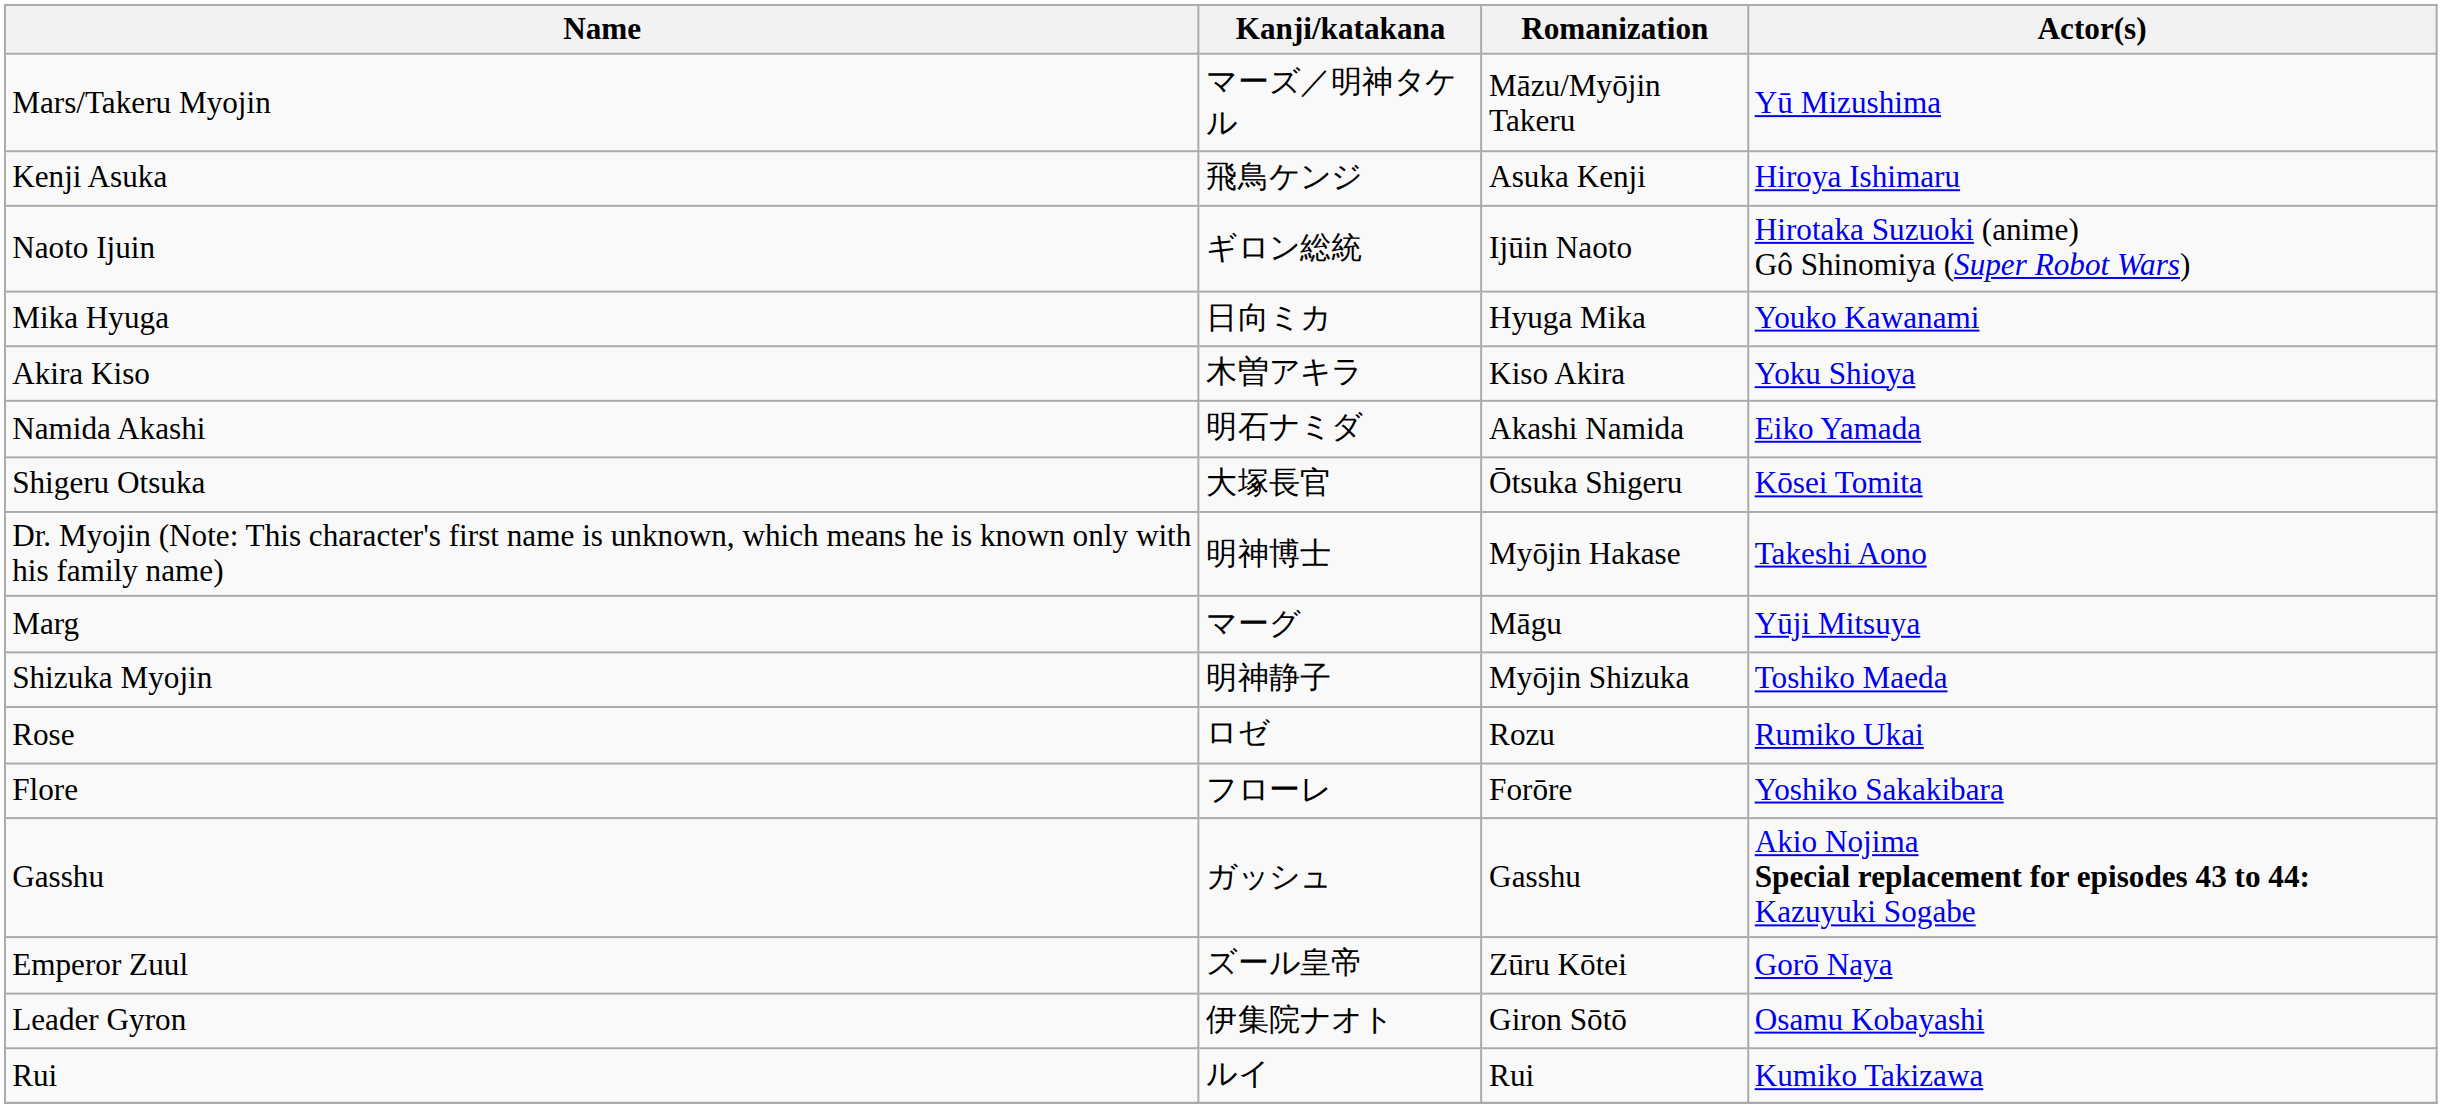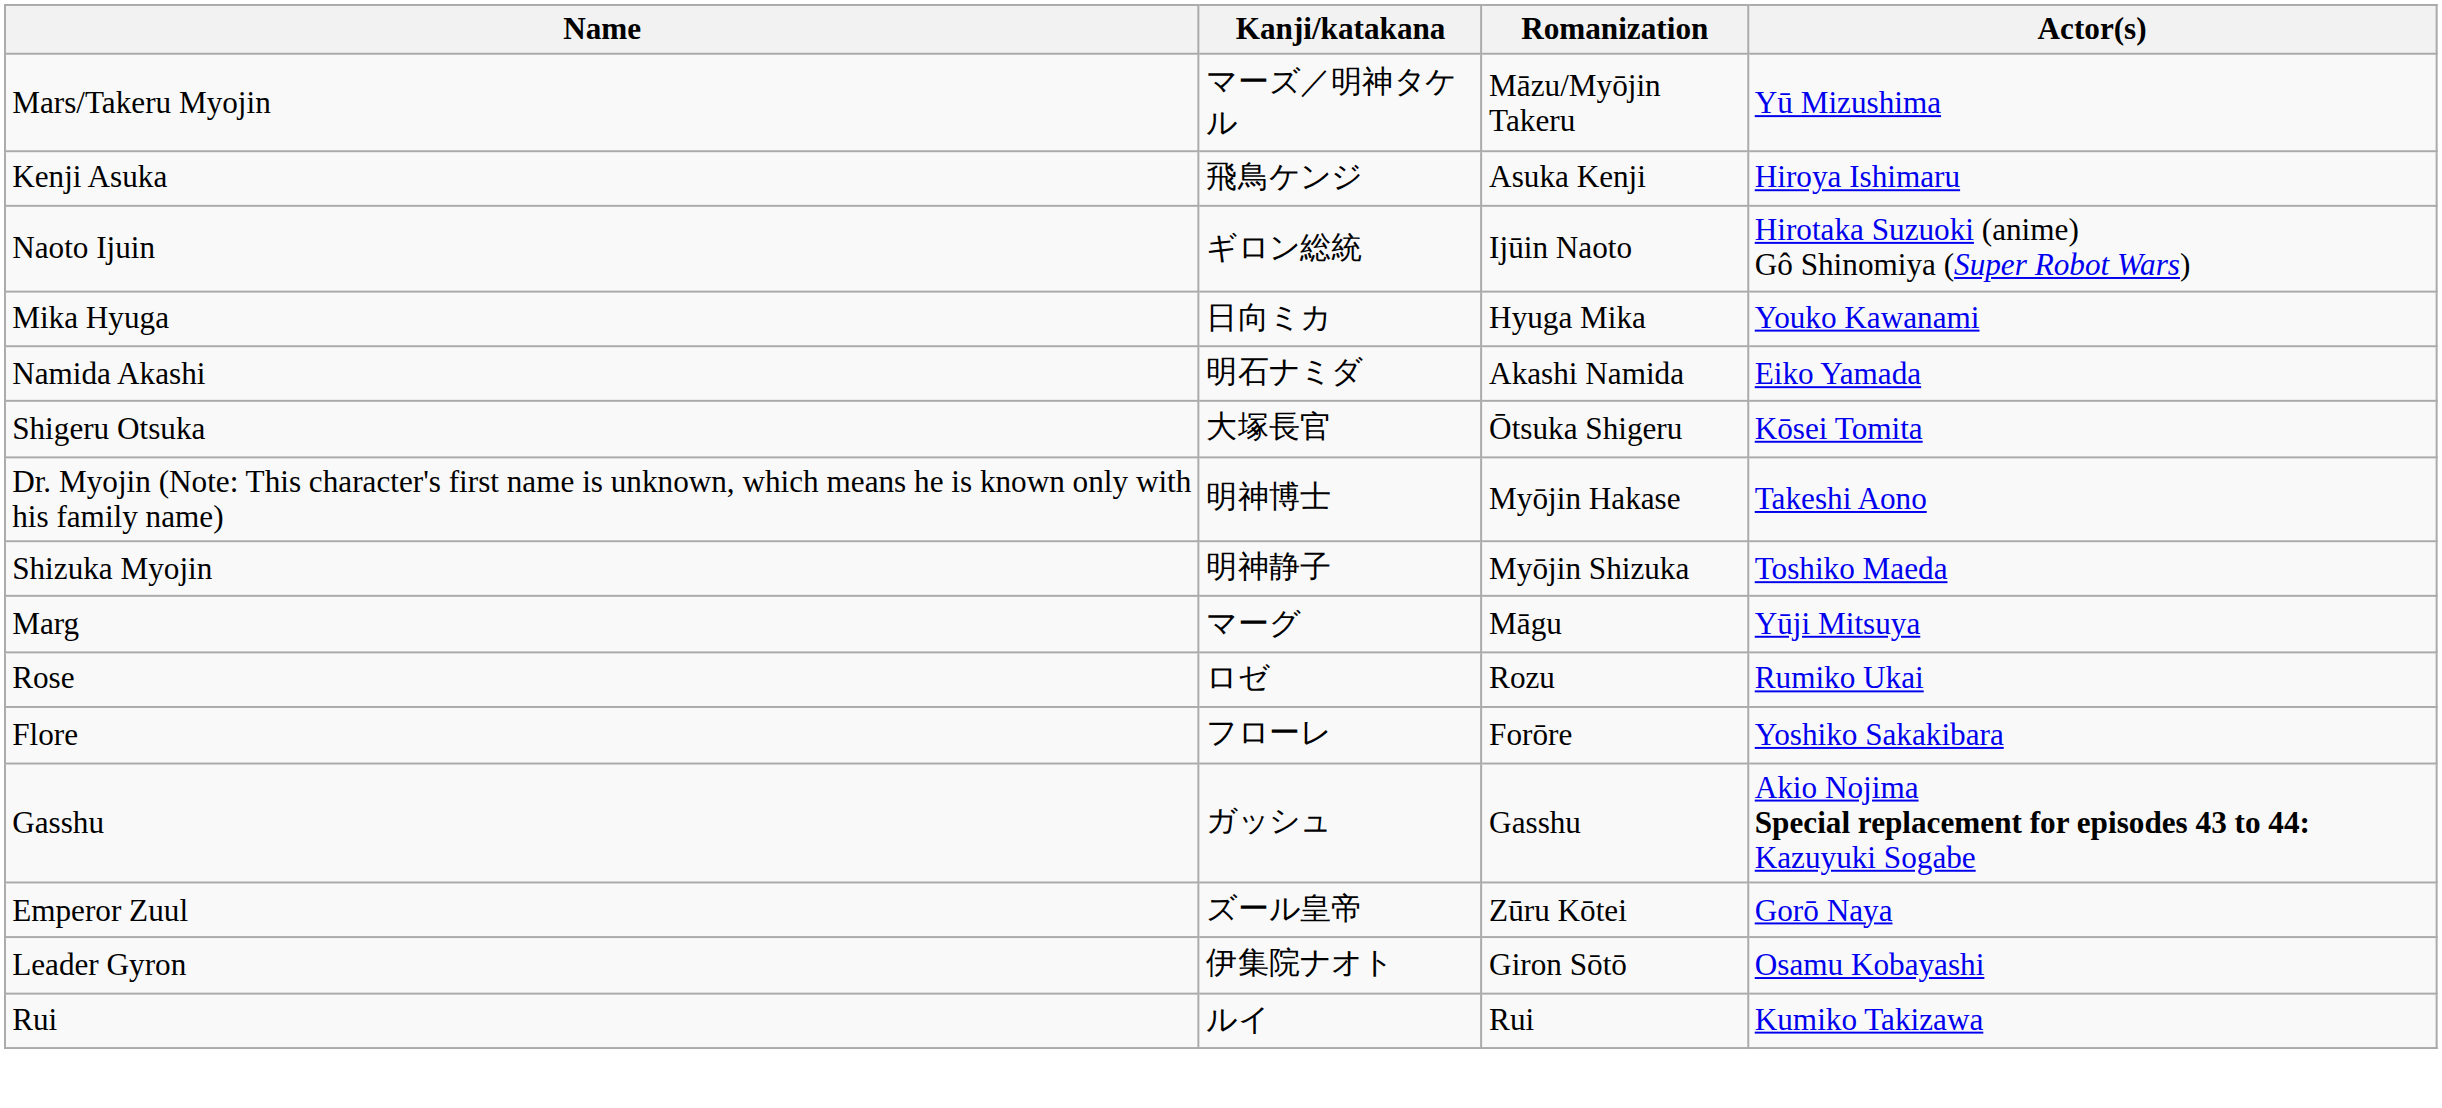- row: (81, 373)
rows swapped: (112, 679) <-> (46, 623)
